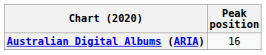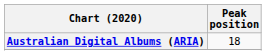(234, 41) 16 -> (234, 41) 18
